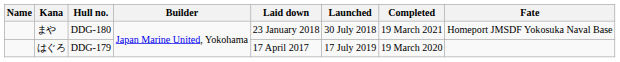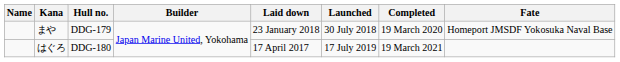(91, 30) DDG-180 -> (91, 30) DDG-179
(412, 30) 19 March 2021 -> (412, 30) 19 March 2020
(91, 48) DDG-179 -> (91, 48) DDG-180
(412, 48) 19 March 2020 -> (412, 48) 19 March 2021
